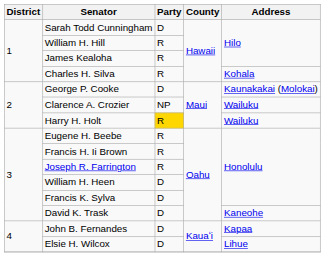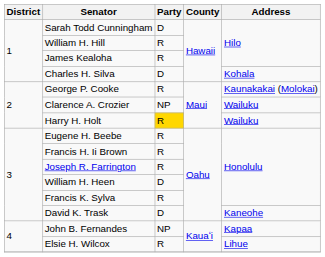(161, 74) R -> (161, 74) D
(161, 89) D -> (161, 89) R
(161, 197) D -> (161, 197) R
(161, 228) D -> (164, 228) NP
(161, 244) D -> (161, 244) R
